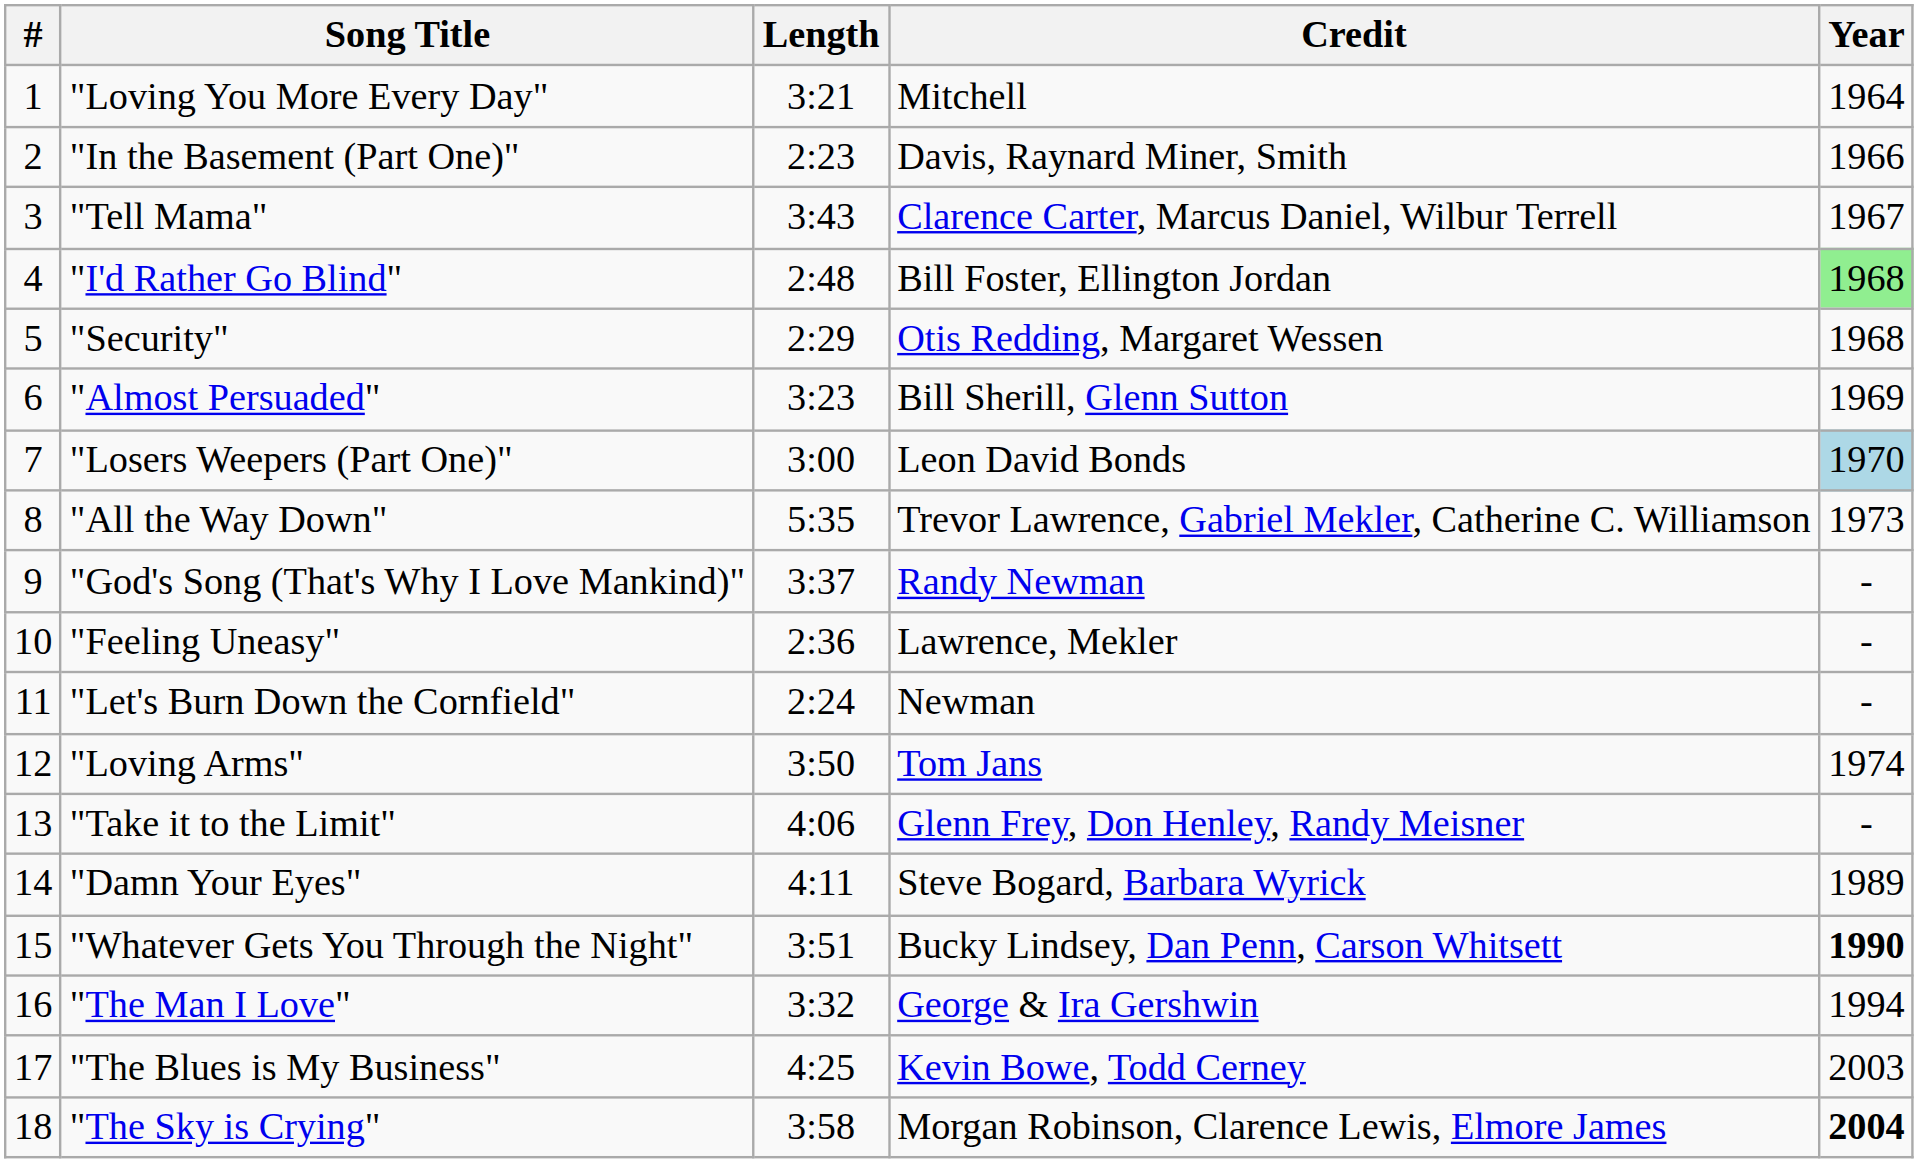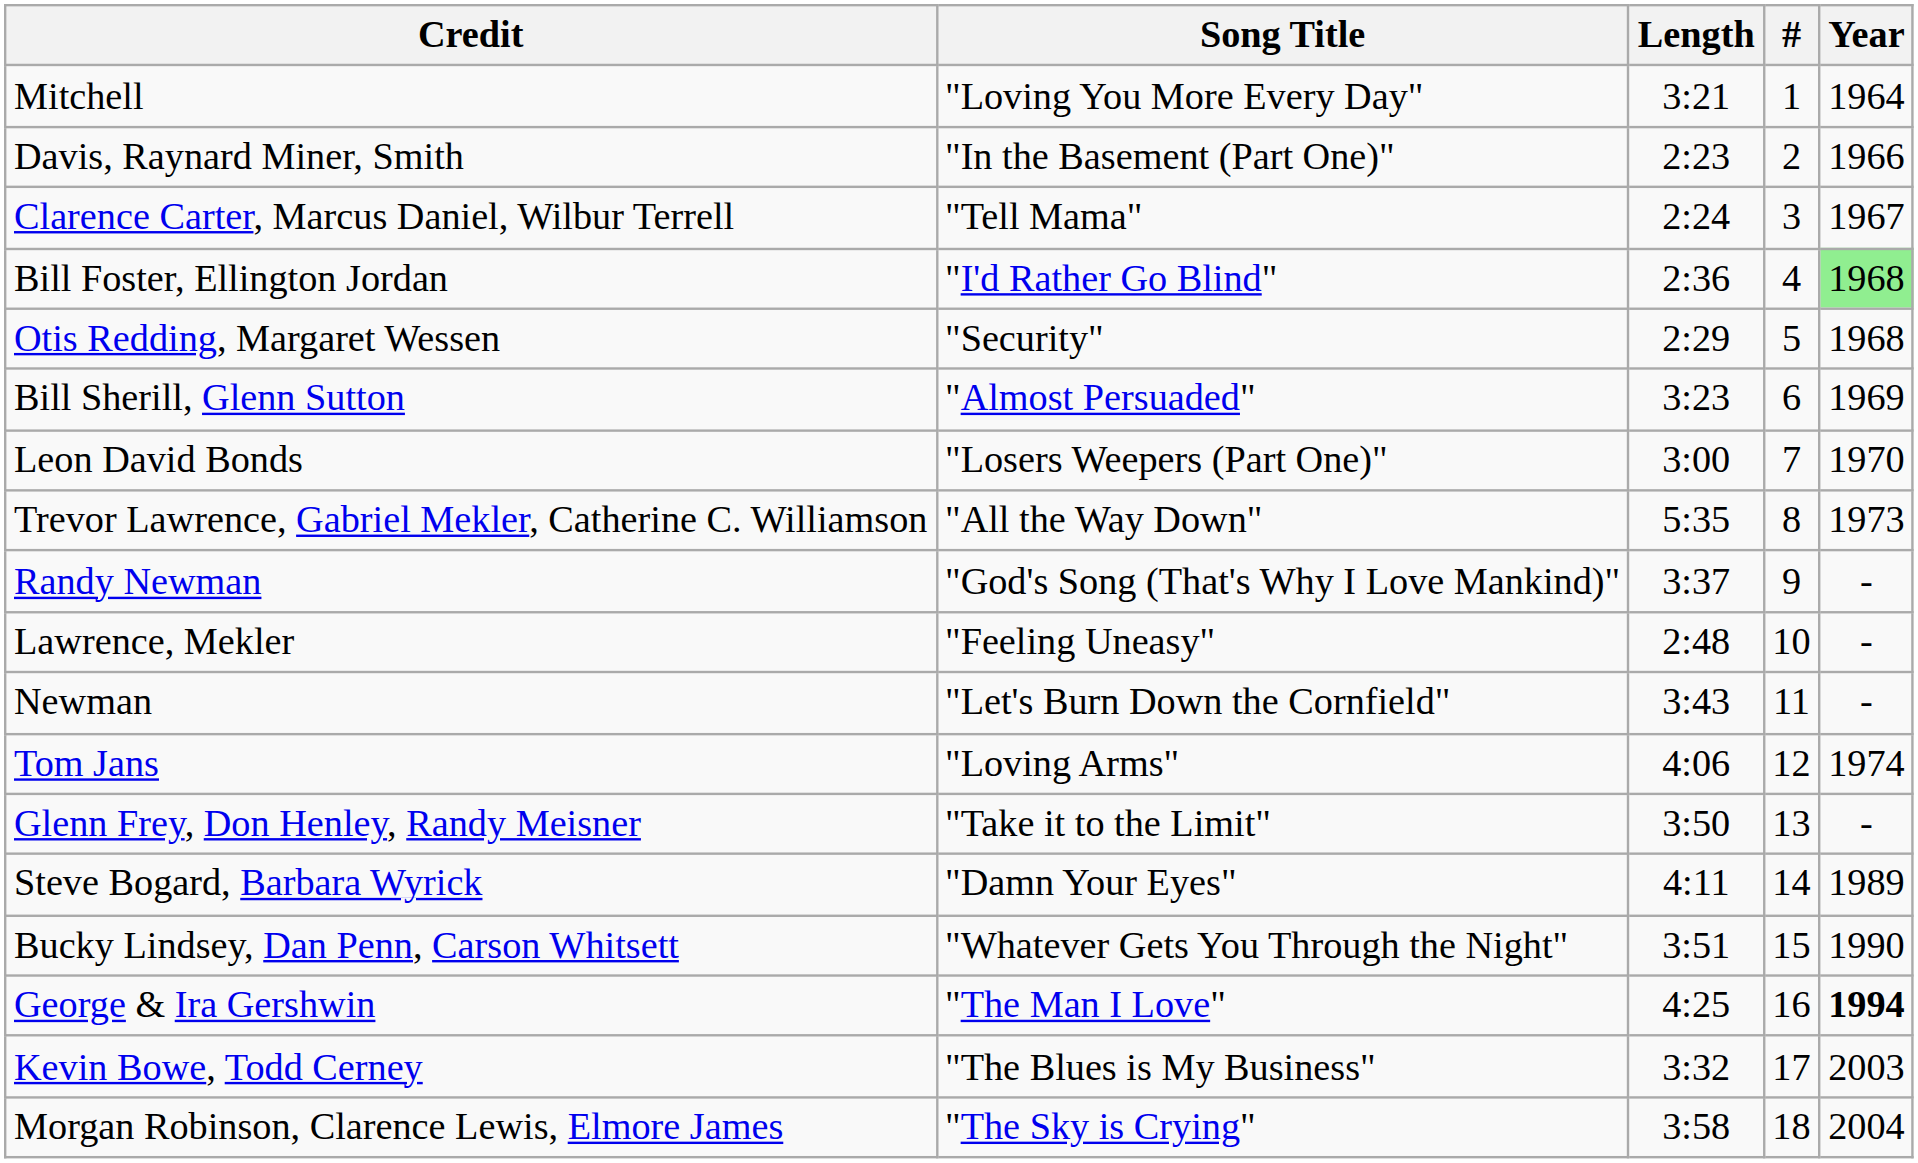columns swapped: (33, 34) <-> (1354, 34)
(821, 216) 3:43 -> (1696, 216) 2:24
(821, 277) 2:48 -> (1696, 277) 2:36
(1866, 459) lightblue background -> (1866, 459) no background
(821, 641) 2:36 -> (1696, 641) 2:48
(821, 701) 2:24 -> (1696, 701) 3:43
(821, 762) 3:50 -> (1696, 762) 4:06
(821, 823) 4:06 -> (1696, 823) 3:50
(1866, 944) bold -> (1866, 944) normal
(821, 1005) 3:32 -> (1696, 1005) 4:25
(1866, 1005) normal -> (1866, 1005) bold
(821, 1065) 4:25 -> (1696, 1065) 3:32
(1866, 1126) bold -> (1866, 1126) normal
